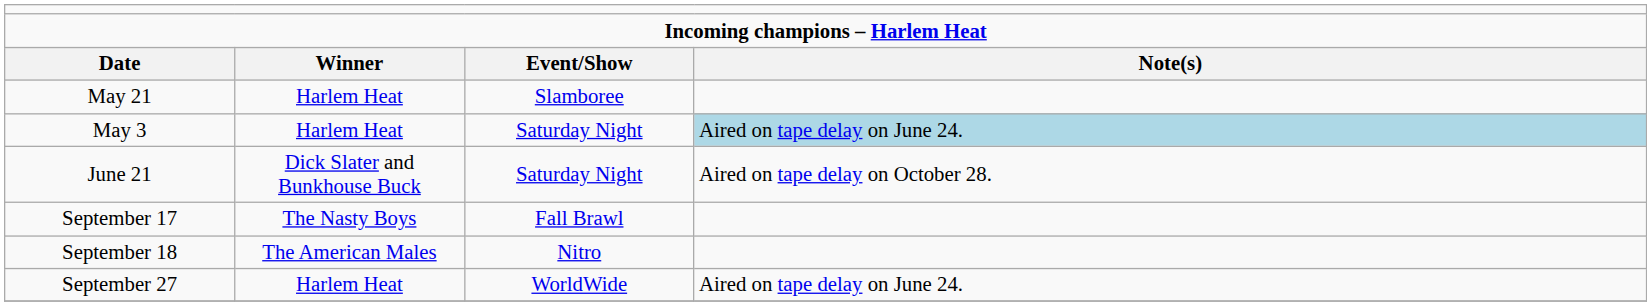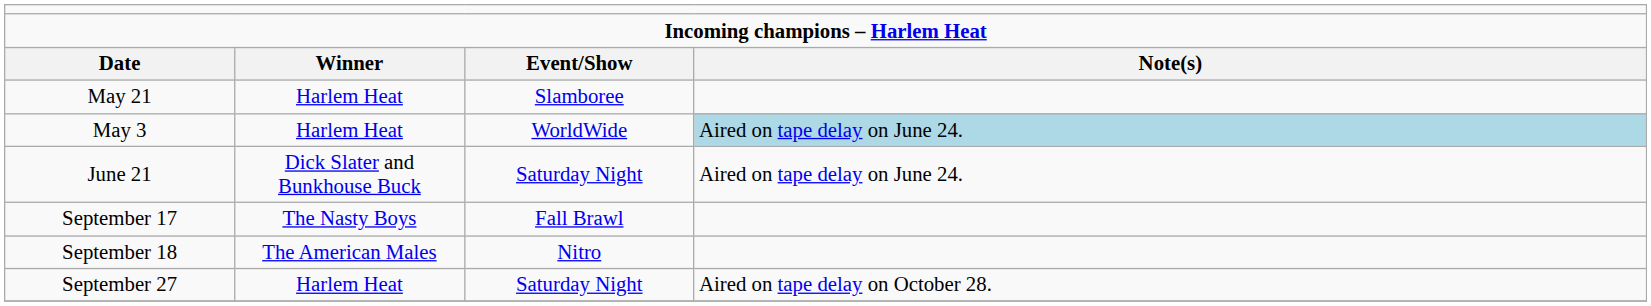(579, 129) Saturday Night -> (579, 129) WorldWide
(845, 174) Aired on tape delay on October 28. -> (831, 174) Aired on tape delay on June 24.
(579, 284) WorldWide -> (579, 284) Saturday Night
(831, 284) Aired on tape delay on June 24. -> (845, 284) Aired on tape delay on October 28.
